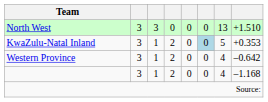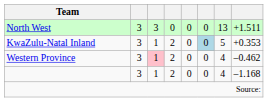(247, 27) +1.510 -> (247, 27) +1.511
(156, 58) no background -> (156, 58) pink background
(247, 58) –0.642 -> (247, 58) –0.462
